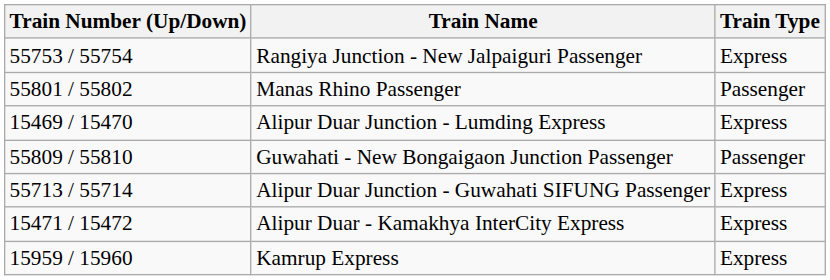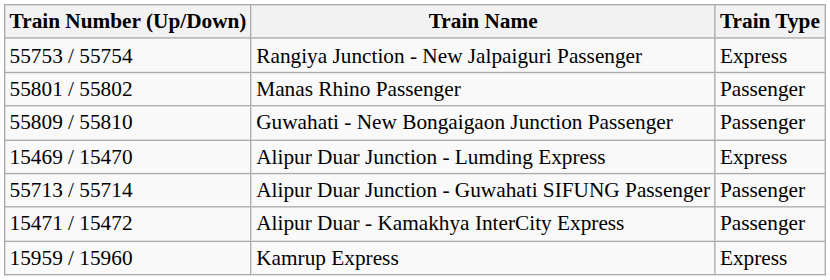rows swapped: (431, 122) <-> (465, 156)
(754, 190) Express -> (763, 190) Passenger
(754, 223) Express -> (763, 223) Passenger
